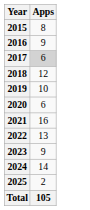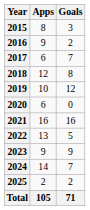+ column: (71, 12)
(43, 58) lightgrey background -> (43, 58) no background
